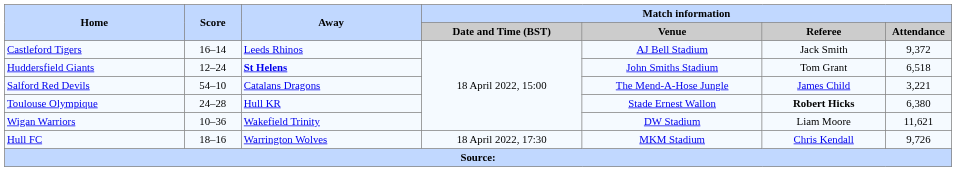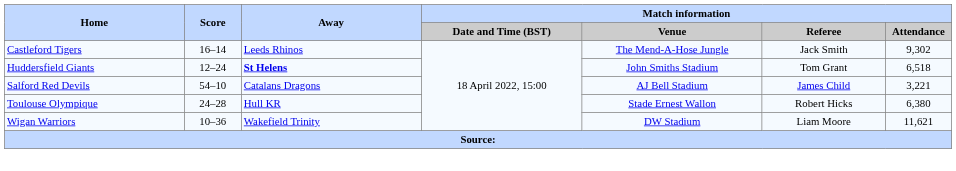(672, 49) AJ Bell Stadium -> (672, 49) The Mend-A-Hose Jungle
(918, 49) 9,372 -> (918, 49) 9,302
(672, 85) The Mend-A-Hose Jungle -> (672, 85) AJ Bell Stadium
(824, 103) bold -> (824, 103) normal
- row: (25, 139)
